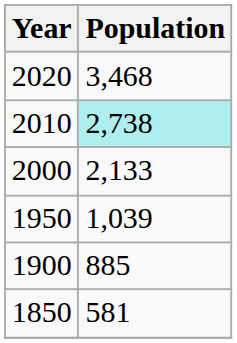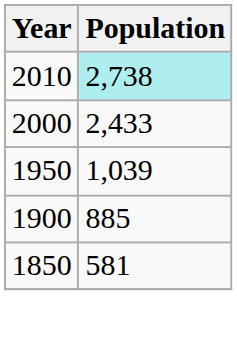- row: (42, 75)
(119, 170) 2,133 -> (119, 123) 2,433
